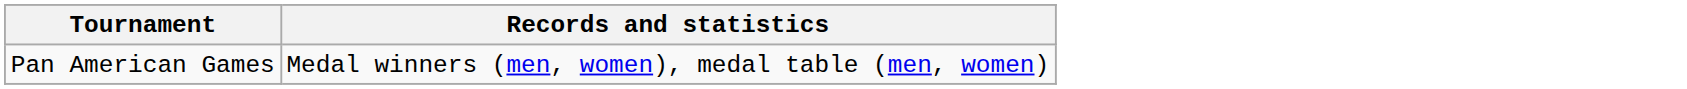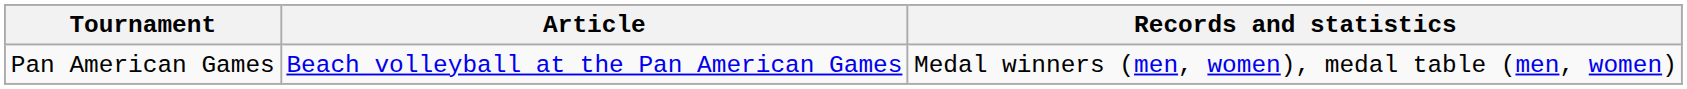+ column: (594, 25)
